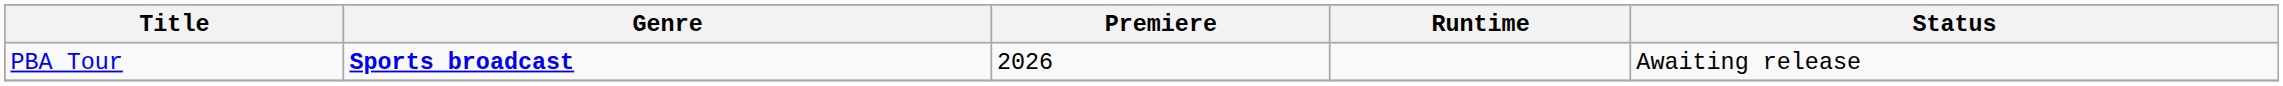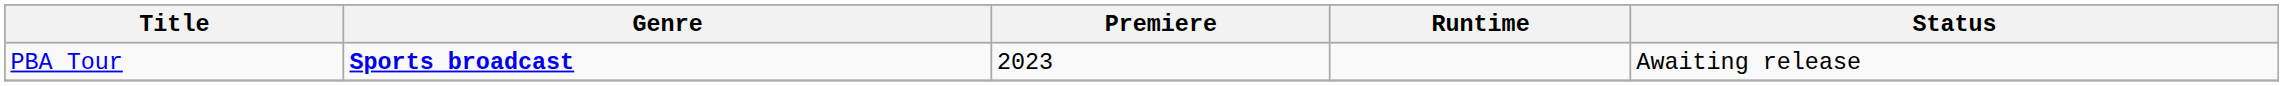(1025, 62) 2026 -> (1025, 62) 2023
